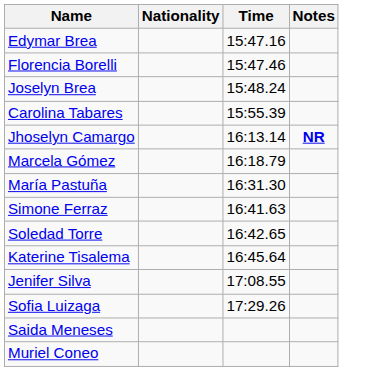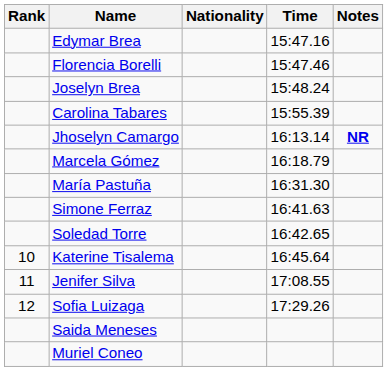+ column: (27, 16)
